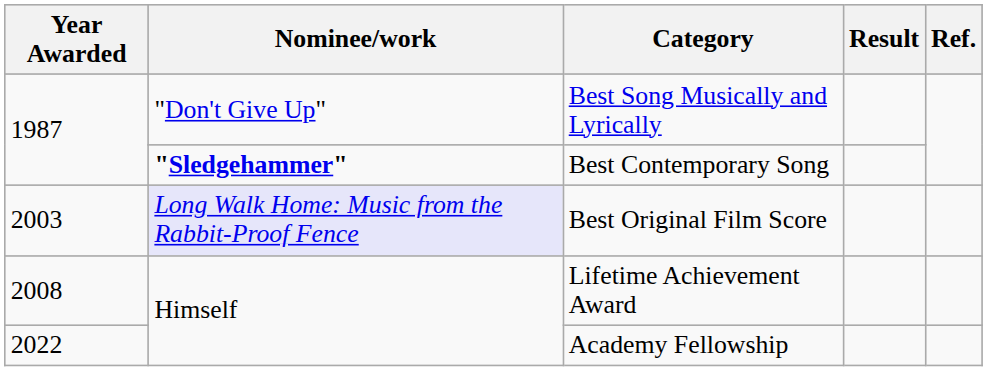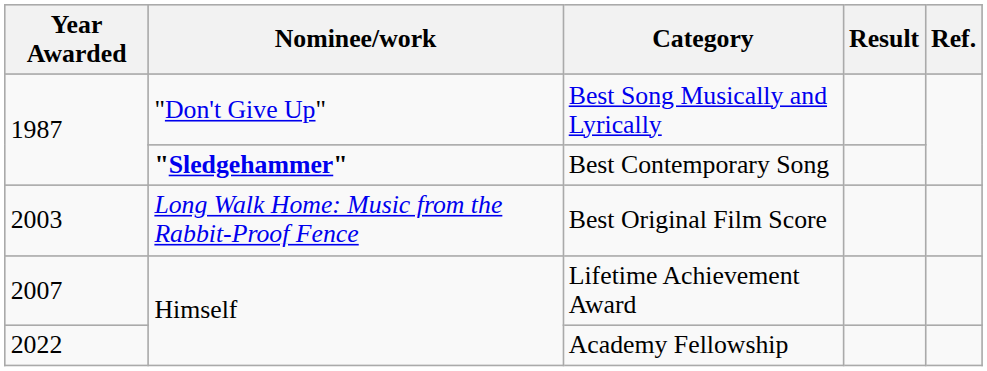(328, 219) lavender background -> (328, 219) no background
(37, 289) 2008 -> (37, 289) 2007
